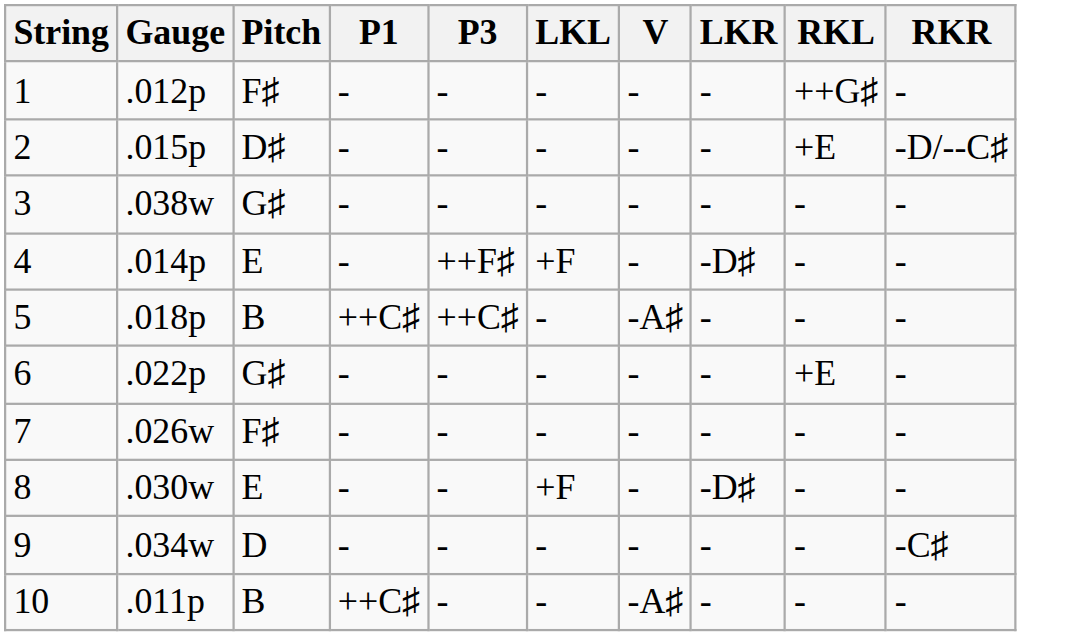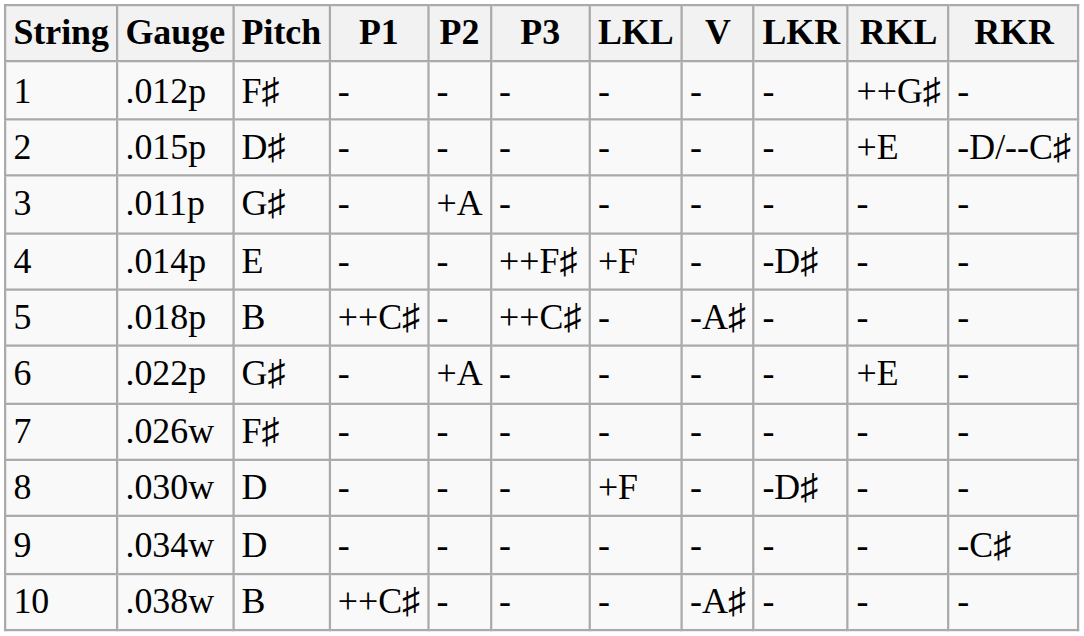+ column: (460, 32)
(170, 203) .038w -> (165, 203) .011p
(253, 487) E -> (255, 487) D
(165, 601) .011p -> (170, 601) .038w
